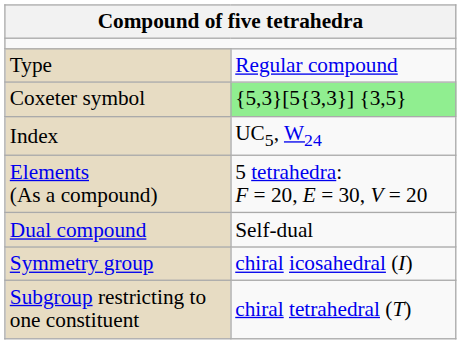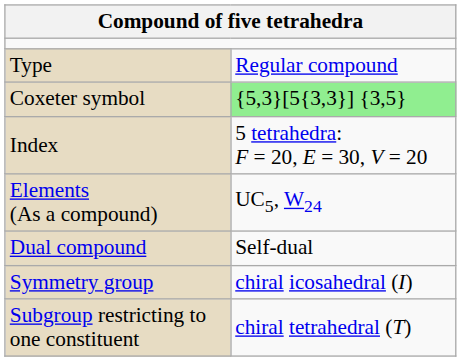(279, 135) UC5, W24 -> (331, 144) 5 tetrahedra: F = 20, E = 30, V = 20
(331, 183) 5 tetrahedra: F = 20, E = 30, V = 20 -> (279, 202) UC5, W24
